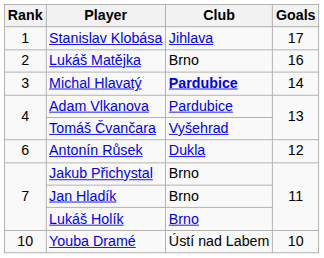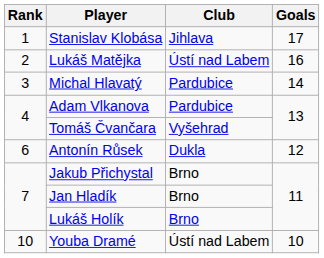(184, 60) Brno -> (219, 60) Ústí nad Labem
(203, 83) bold -> (201, 83) normal
